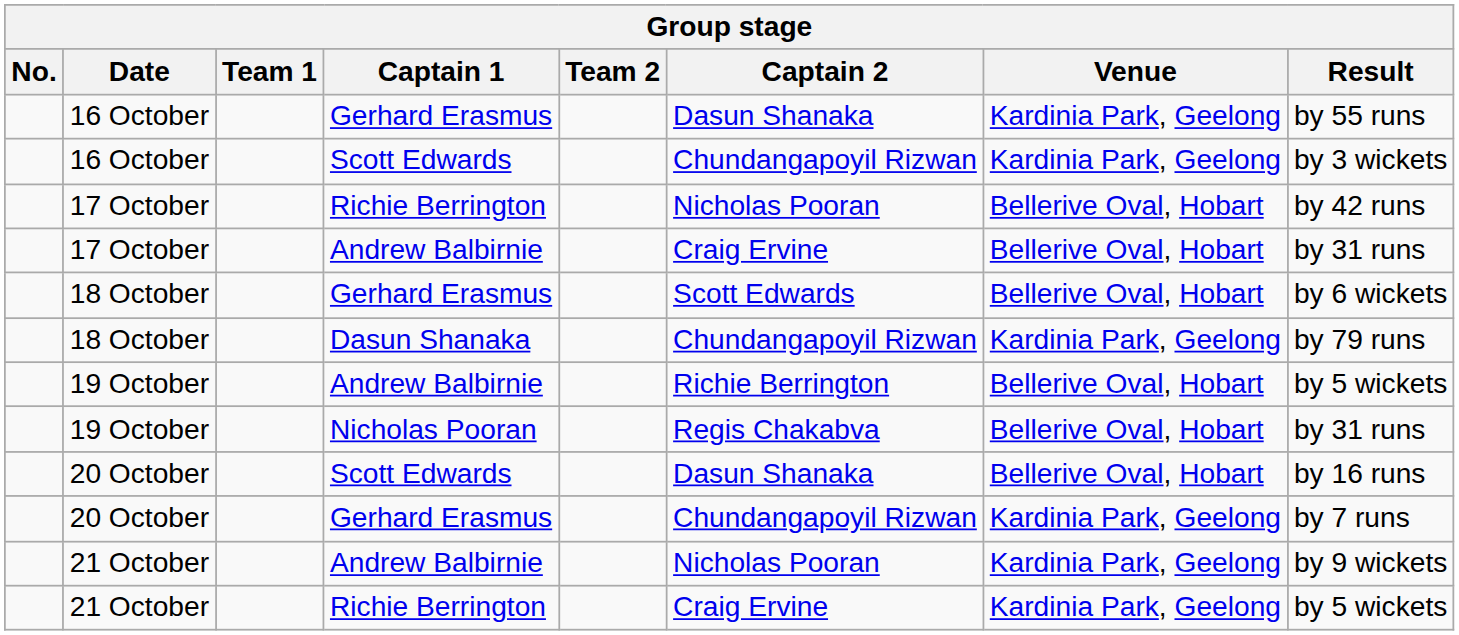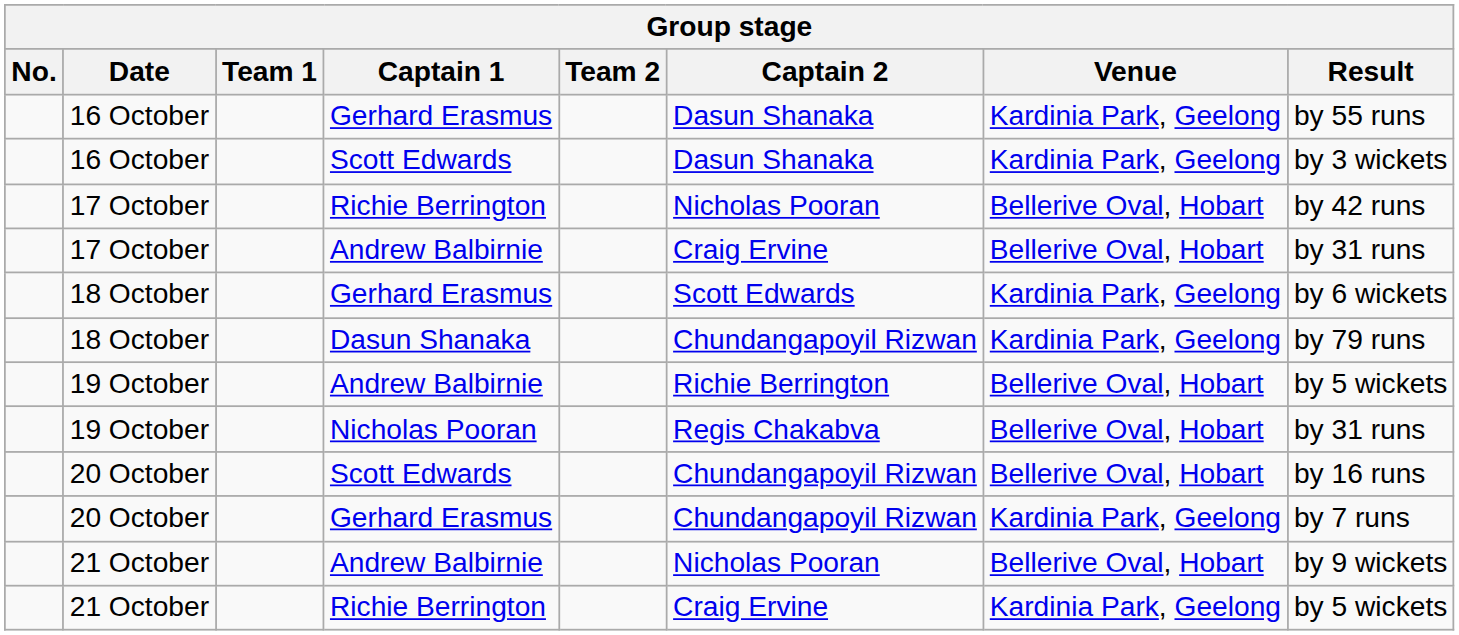(825, 160) Chundangapoyil Rizwan -> (773, 160) Dasun Shanaka
(1127, 294) Bellerive Oval, Hobart -> (1135, 294) Kardinia Park, Geelong
(773, 473) Dasun Shanaka -> (825, 473) Chundangapoyil Rizwan
(1135, 562) Kardinia Park, Geelong -> (1127, 562) Bellerive Oval, Hobart
